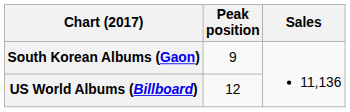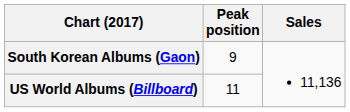(233, 90) 12 -> (233, 90) 11
